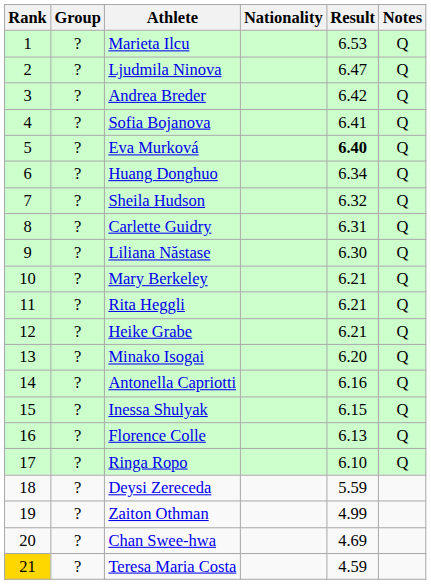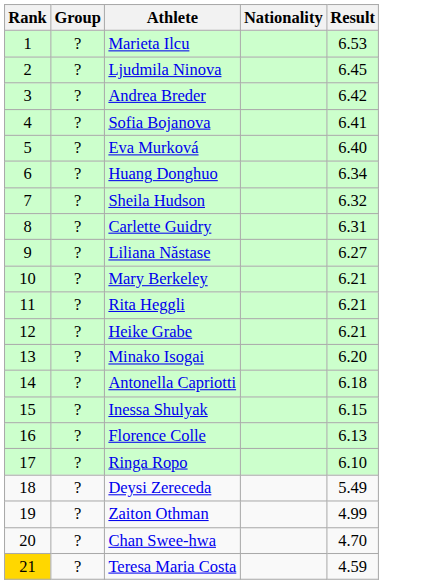- column: (402, 17)
(353, 69) 6.47 -> (353, 69) 6.45
(353, 148) bold -> (353, 148) normal
(353, 252) 6.30 -> (353, 252) 6.27
(353, 383) 6.16 -> (353, 383) 6.18
(353, 488) 5.59 -> (353, 488) 5.49
(353, 540) 4.69 -> (353, 540) 4.70
